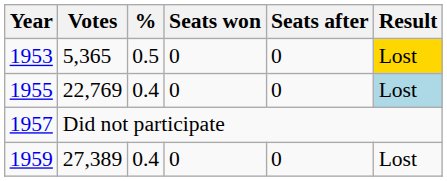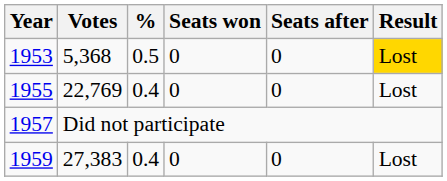(87, 55) 5,365 -> (87, 55) 5,368
(398, 90) lightblue background -> (398, 90) no background
(93, 158) 27,389 -> (93, 158) 27,383
